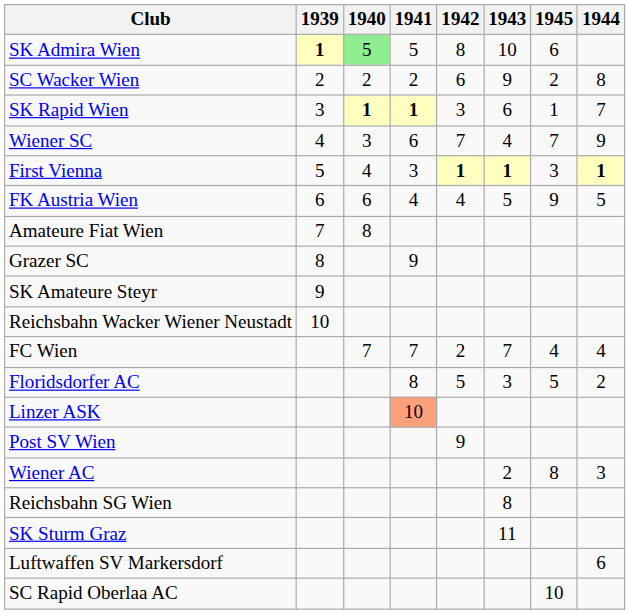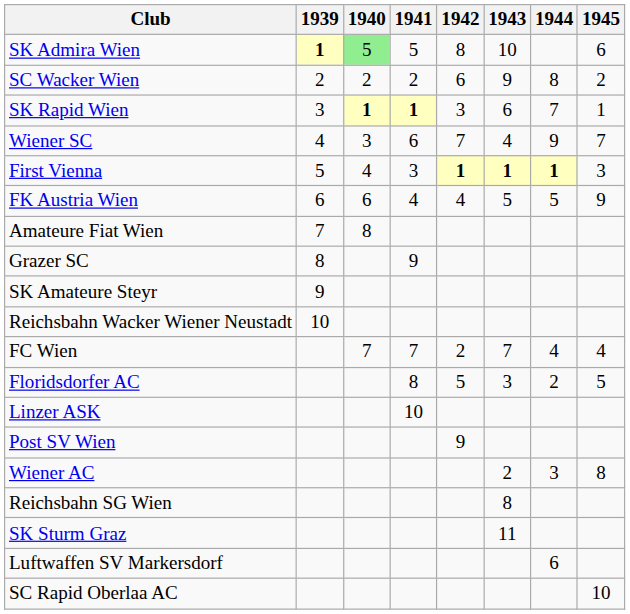columns swapped: (601, 19) <-> (554, 19)
(414, 412) lightsalmon background -> (414, 412) no background
